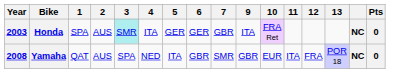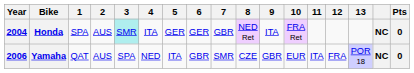+ column: (248, 12)
(17, 32) 2003 -> (17, 32) 2004
(17, 56) 2008 -> (17, 56) 2006
